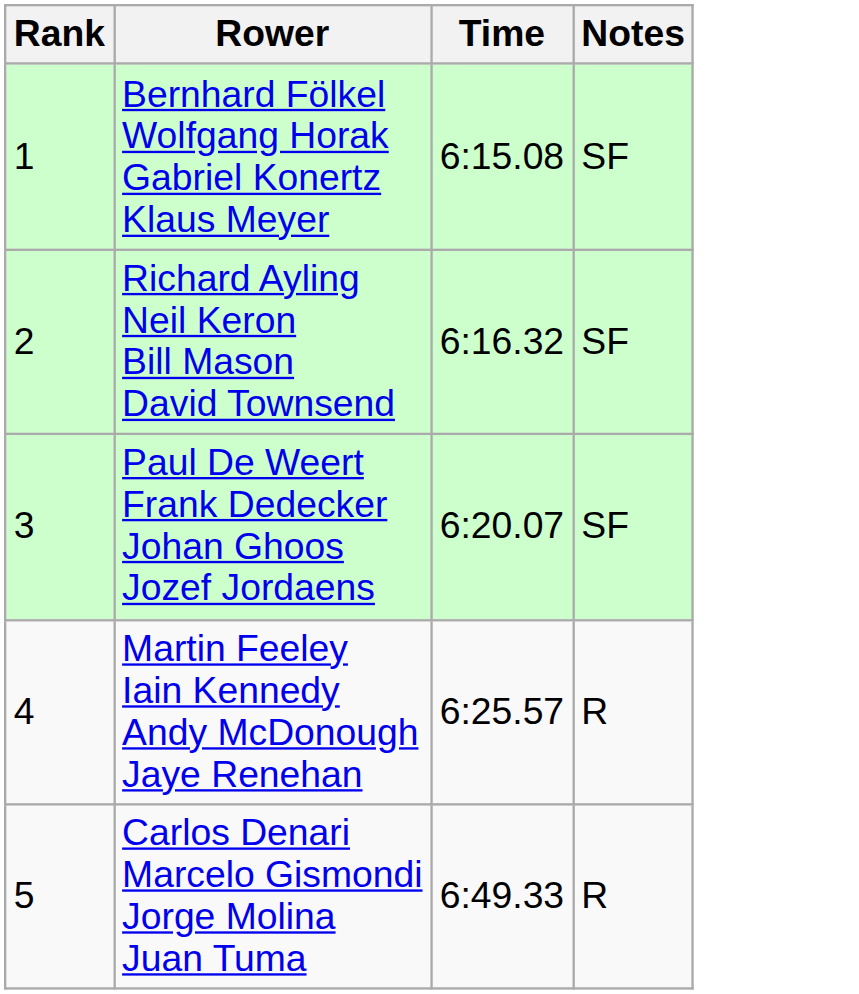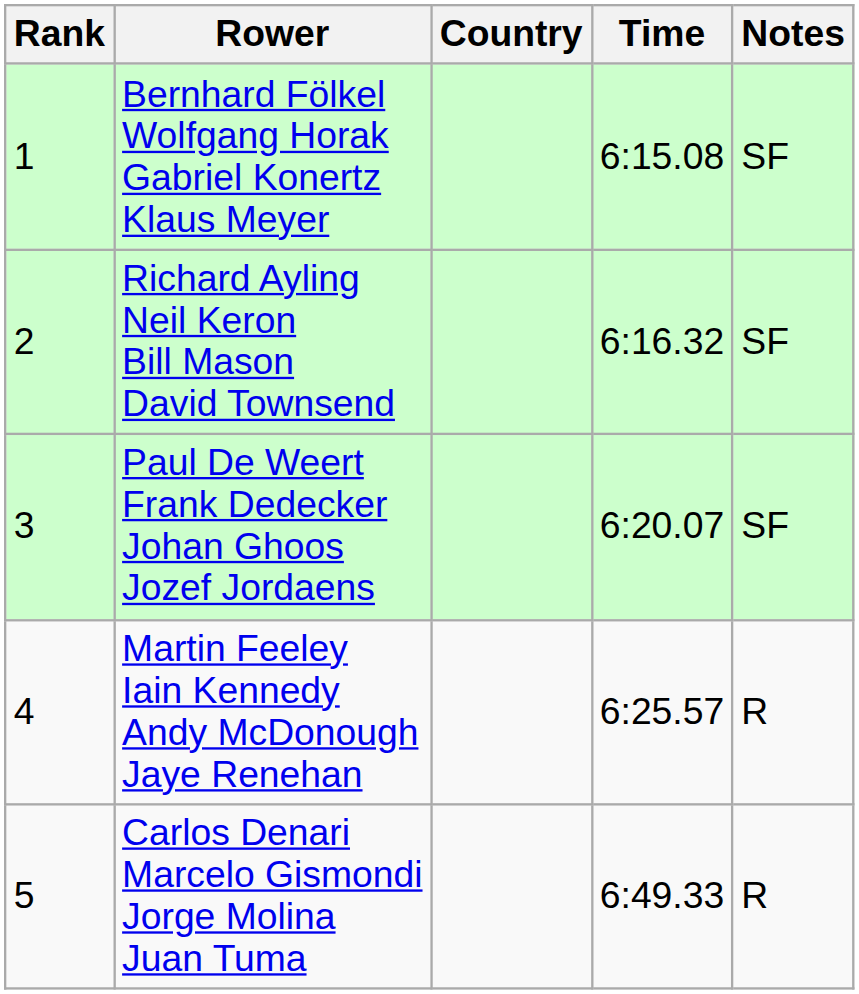+ column: (511, 34)
